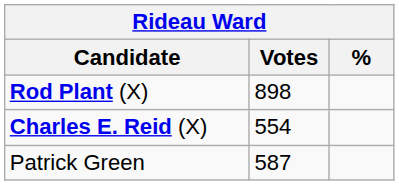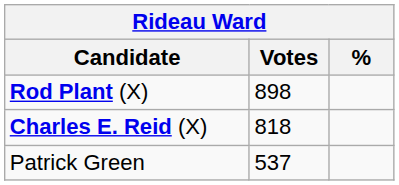(273, 127) 554 -> (273, 127) 818
(273, 162) 587 -> (273, 162) 537
